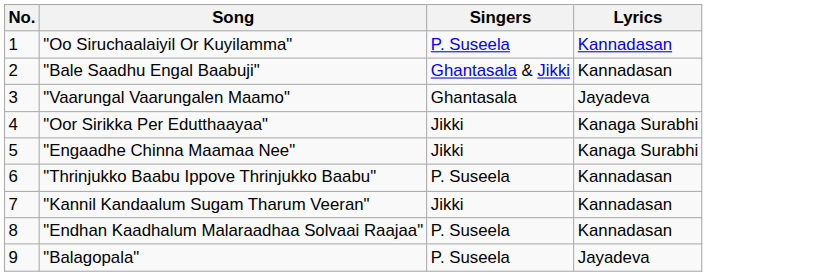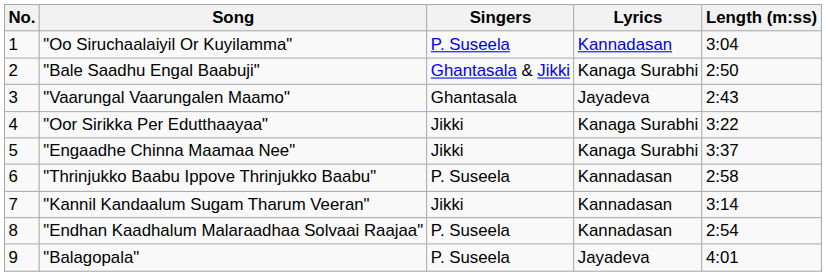+ column: (762, 17)
(625, 71) Kannadasan -> (638, 71) Kanaga Surabhi
